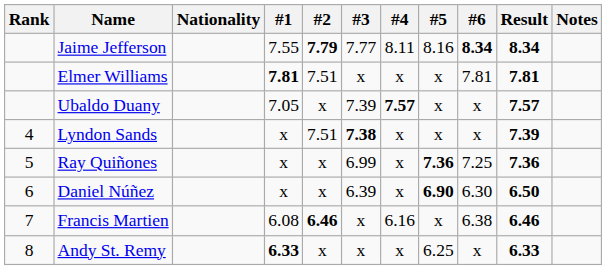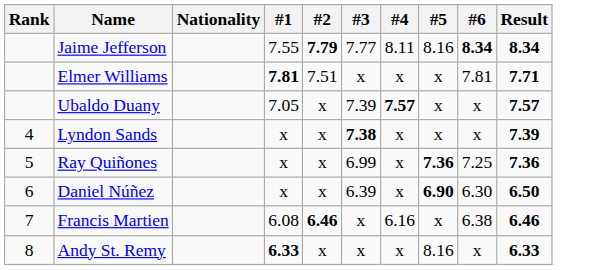- column: (577, 19)
(524, 76) 7.81 -> (524, 76) 7.71
(322, 134) 7.51 -> (322, 134) x
(438, 249) 6.25 -> (438, 249) 8.16
